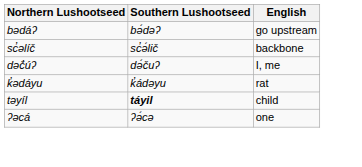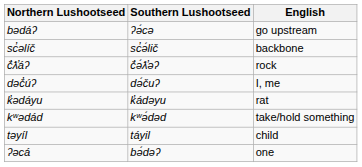(145, 30) bə́dəʔ -> (142, 30) ʔə́cə
+ row: (18, 65)
+ row: (25, 118)
(141, 100) bold -> (140, 135) normal
(142, 118) ʔə́cə -> (145, 153) bə́dəʔ
